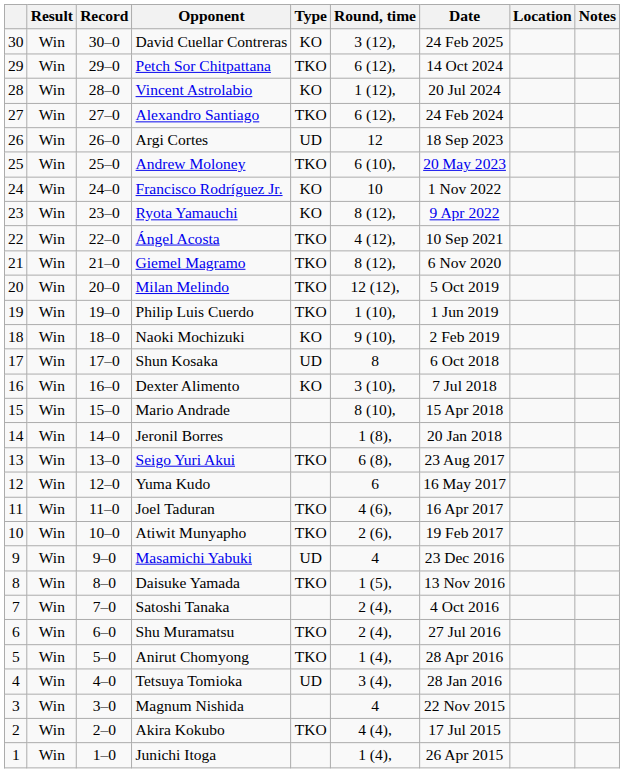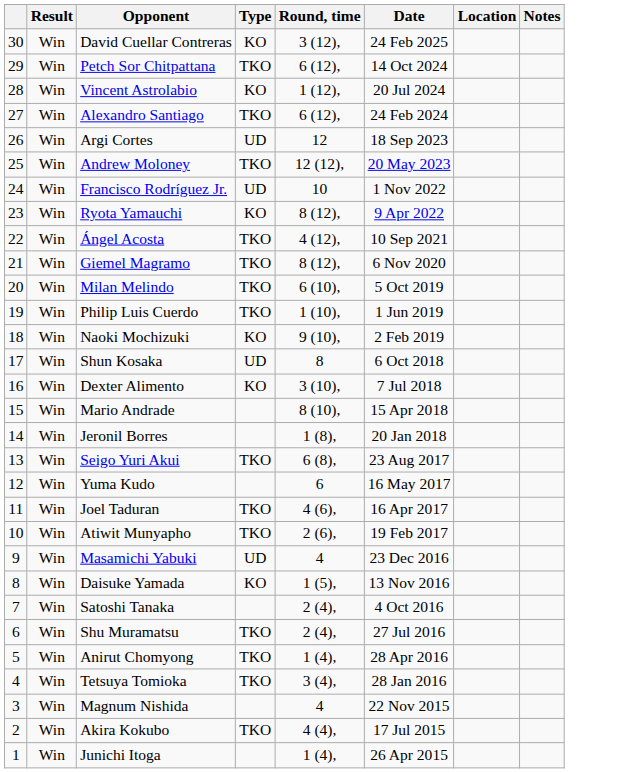- column: (104, 16)
(375, 164) 6 (10), -> (320, 164) 12 (12),
(311, 189) KO -> (255, 189) UD
(375, 287) 12 (12), -> (320, 287) 6 (10),
(311, 582) TKO -> (255, 582) KO
(311, 681) UD -> (255, 681) TKO
